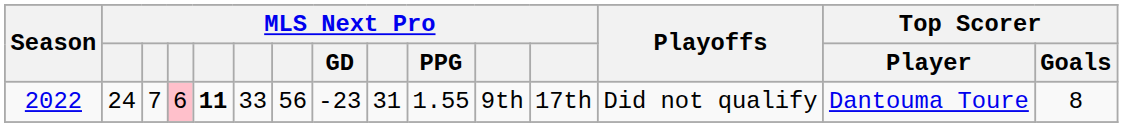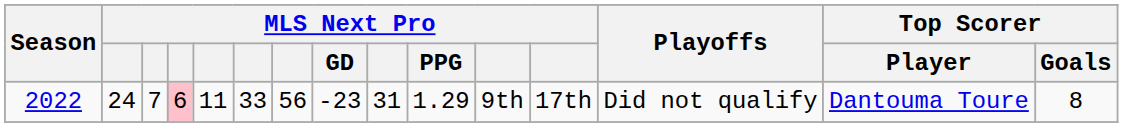(213, 102) bold -> (213, 102) normal
(441, 102) 1.55 -> (441, 102) 1.29
